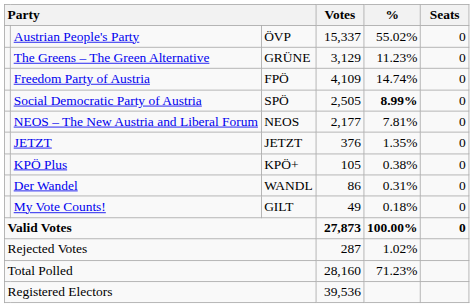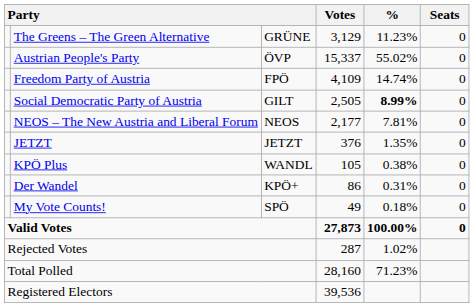rows swapped: (77, 36) <-> (112, 57)
(276, 100) SPÖ -> (279, 100) GILT
(281, 164) KPÖ+ -> (288, 164) WANDL
(288, 185) WANDL -> (281, 185) KPÖ+
(279, 206) GILT -> (276, 206) SPÖ
